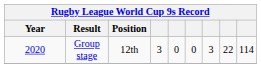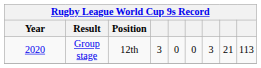(228, 50) 22 -> (228, 50) 21
(246, 50) 114 -> (246, 50) 113
